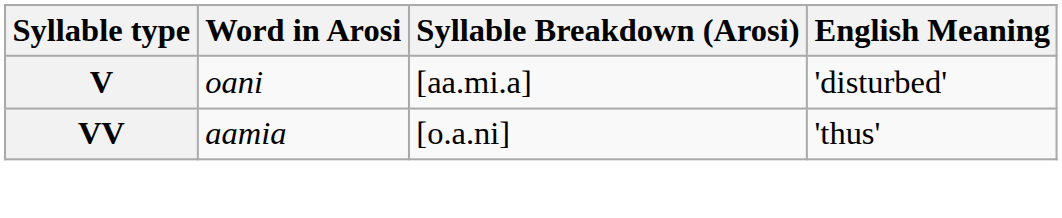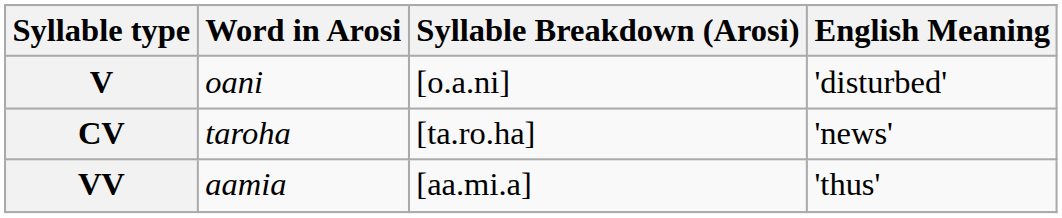(474, 81) [aa.mi.a] -> (463, 81) [o.a.ni]
+ row: (101, 133)
(463, 133) [o.a.ni] -> (474, 184) [aa.mi.a]
